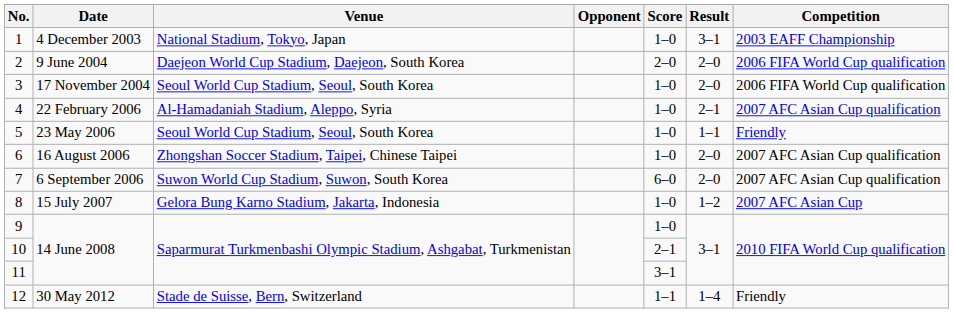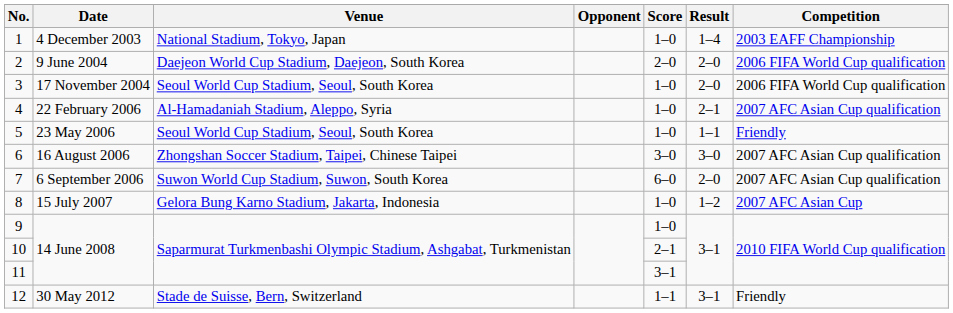(709, 39) 3–1 -> (709, 39) 1–4
(665, 156) 1–0 -> (665, 156) 3–0
(709, 156) 2–0 -> (709, 156) 3–0
(709, 296) 1–4 -> (709, 296) 3–1
